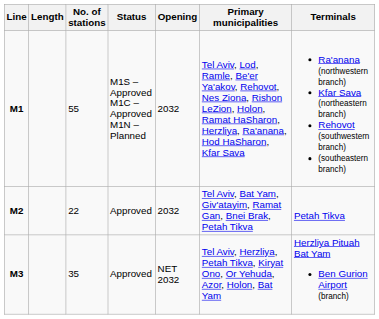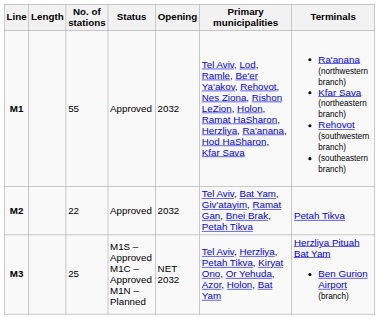(131, 108) M1S – Approved M1C – Approved M1N – Planned -> (131, 108) Approved
(74, 274) 35 -> (74, 274) 25
(131, 274) Approved -> (131, 274) M1S – Approved M1C – Approved M1N – Planned
